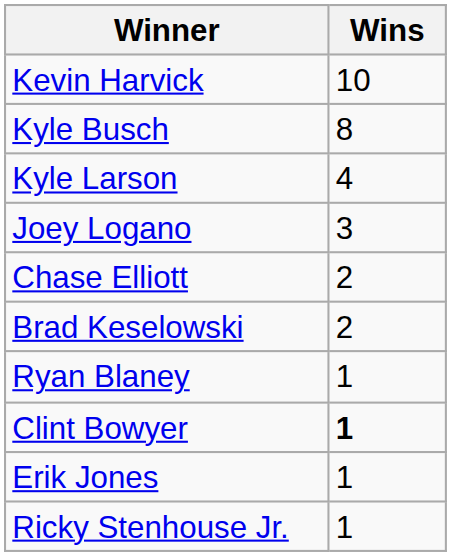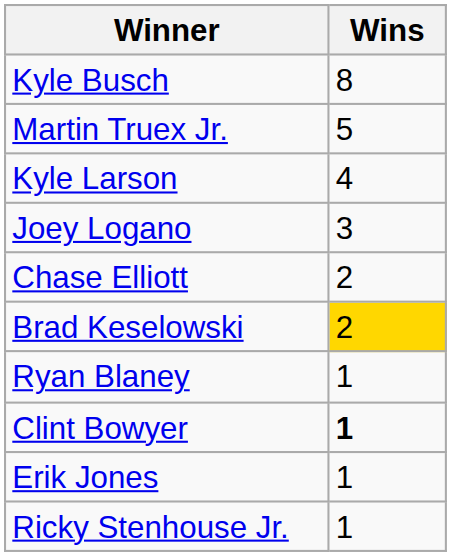- row: (108, 80)
+ row: (120, 129)
(345, 327) no background -> (345, 327) gold background
